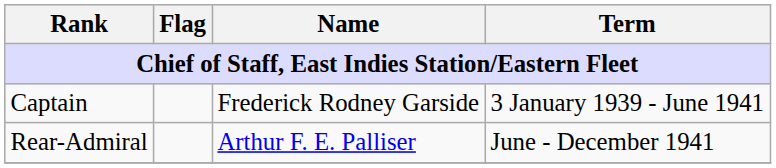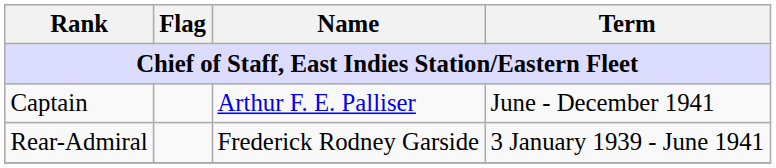(348, 102) Frederick Rodney Garside -> (317, 102) Arthur F. E. Palliser
(627, 102) 3 January 1939 - June 1941 -> (602, 102) June - December 1941
(317, 142) Arthur F. E. Palliser -> (348, 142) Frederick Rodney Garside
(602, 142) June - December 1941 -> (627, 142) 3 January 1939 - June 1941
